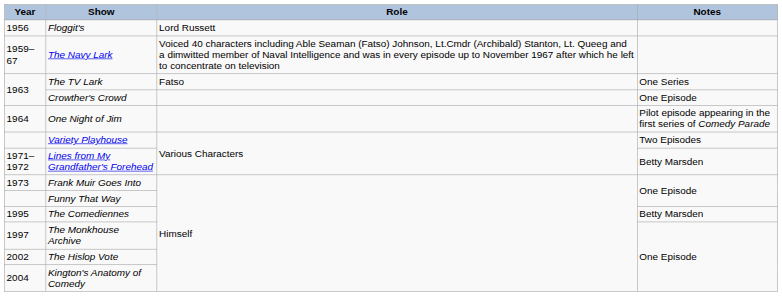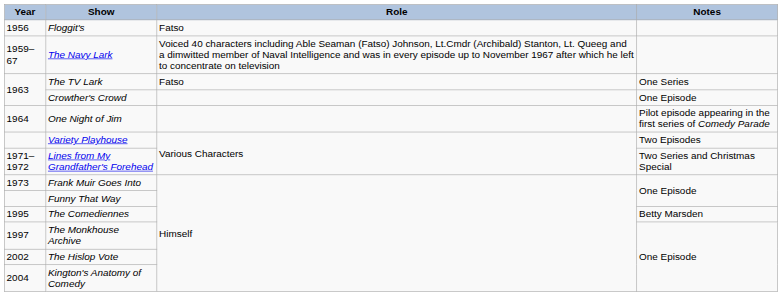(187, 28) Lord Russett -> (171, 28) Fatso
(671, 161) Betty Marsden -> (697, 161) Two Series and Christmas Special
